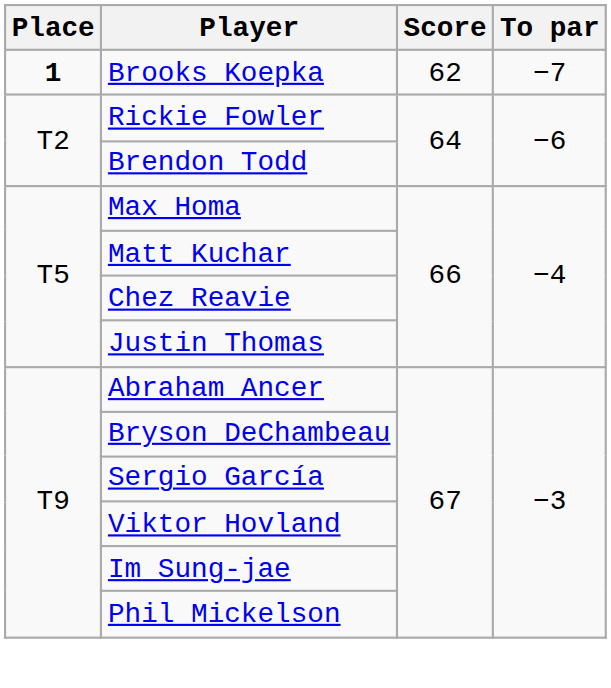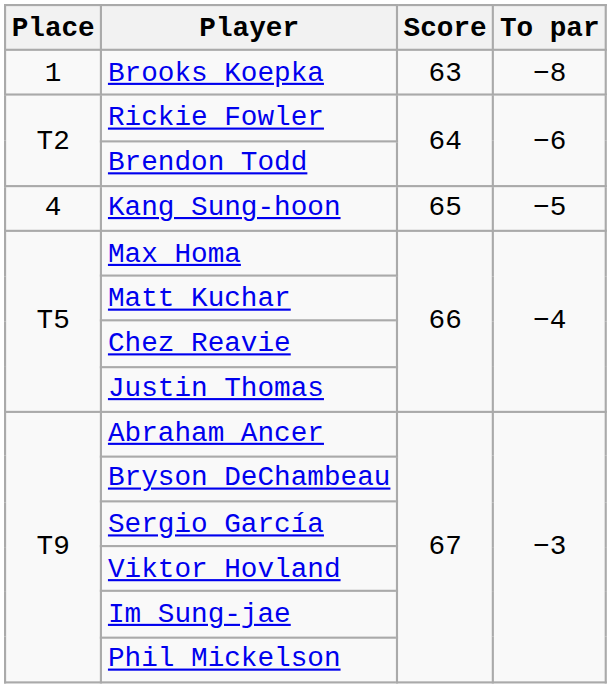(53, 73) bold -> (53, 73) normal
(445, 73) 62 -> (445, 73) 63
(550, 73) −7 -> (550, 73) −8
+ row: (224, 208)
